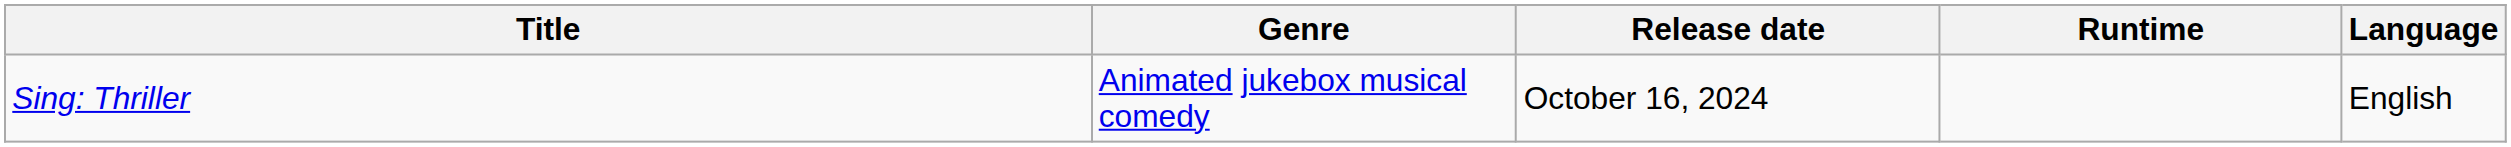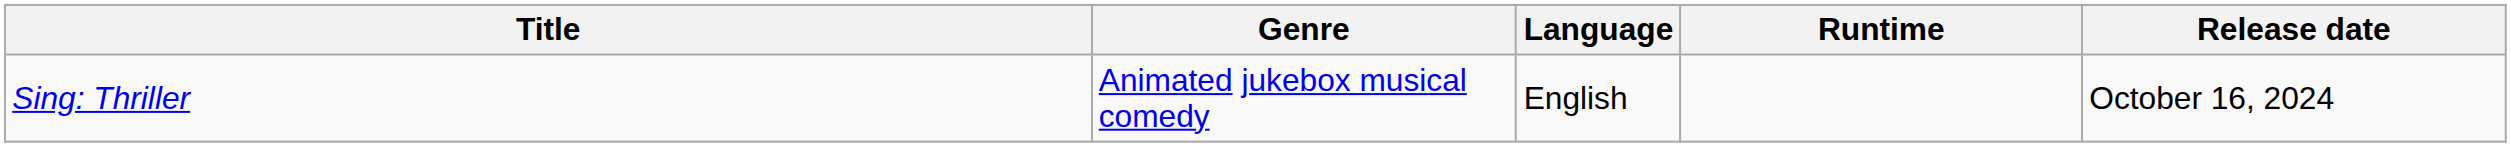columns swapped: (1728, 29) <-> (2424, 29)
